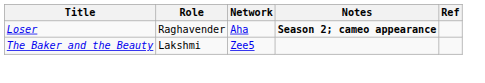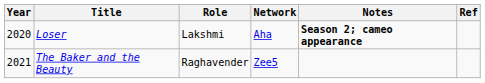+ column: (19, 13)
(192, 29) Raghavender -> (203, 35) Lakshmi
(180, 46) Lakshmi -> (215, 63) Raghavender
